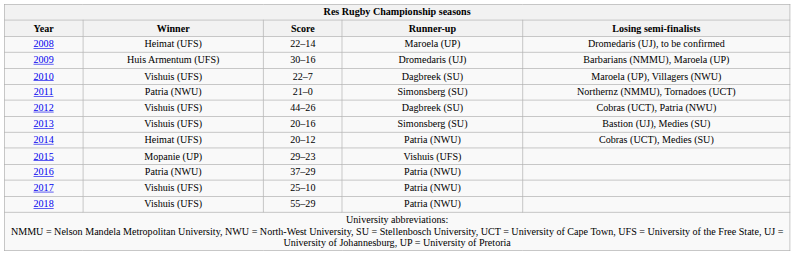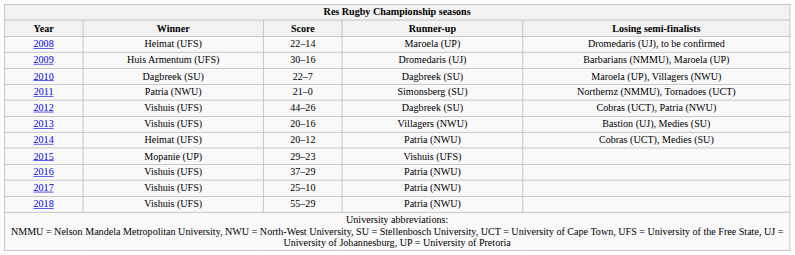(173, 76) Vishuis (UFS) -> (173, 76) Dagbreek (SU)
(432, 124) Simonsberg (SU) -> (432, 124) Villagers (NWU)
(173, 172) Patria (NWU) -> (173, 172) Vishuis (UFS)
